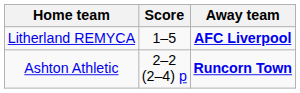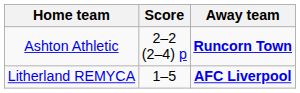rows swapped: (71, 68) <-> (71, 38)
